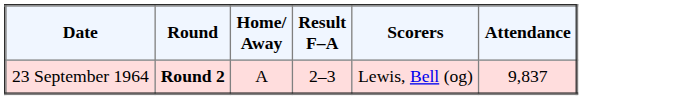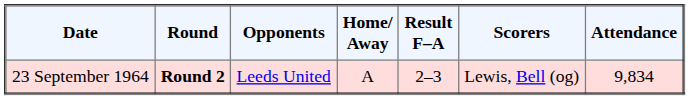+ column: (284, 32)
(528, 76) 9,837 -> (634, 76) 9,834
